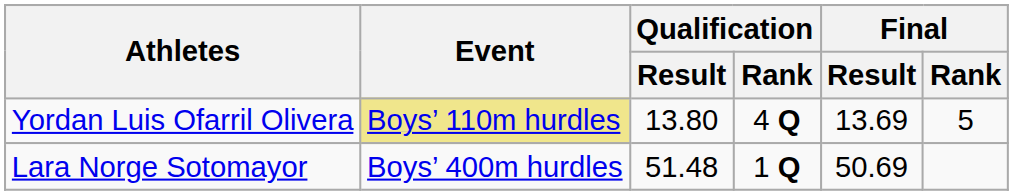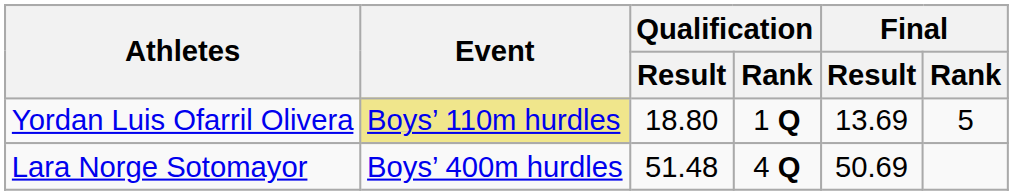(682, 121) 13.80 -> (682, 121) 18.80
(777, 121) 4 Q -> (777, 121) 1 Q
(777, 167) 1 Q -> (777, 167) 4 Q
